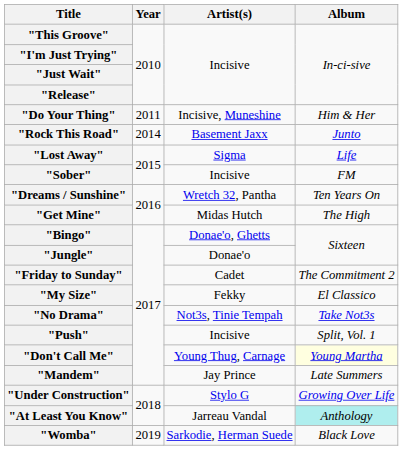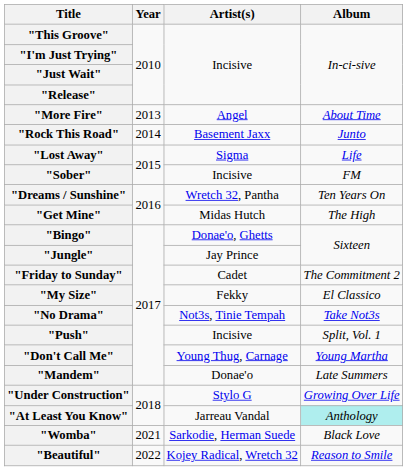- row: (68, 114)
+ row: (68, 114)
(230, 255) Donae'o -> (232, 255) Jay Prince
(346, 355) lightyellow background -> (352, 355) no background
(230, 375) Jay Prince -> (232, 375) Donae'o
(148, 435) 2019 -> (148, 435) 2021
+ row: (68, 455)
